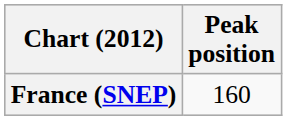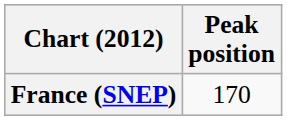(232, 94) 160 -> (232, 94) 170
